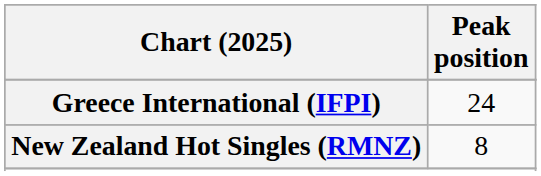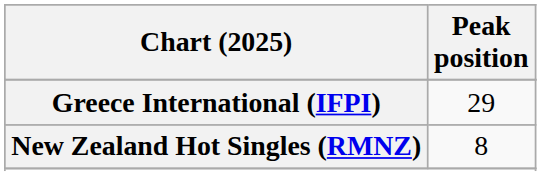(481, 102) 24 -> (481, 102) 29
